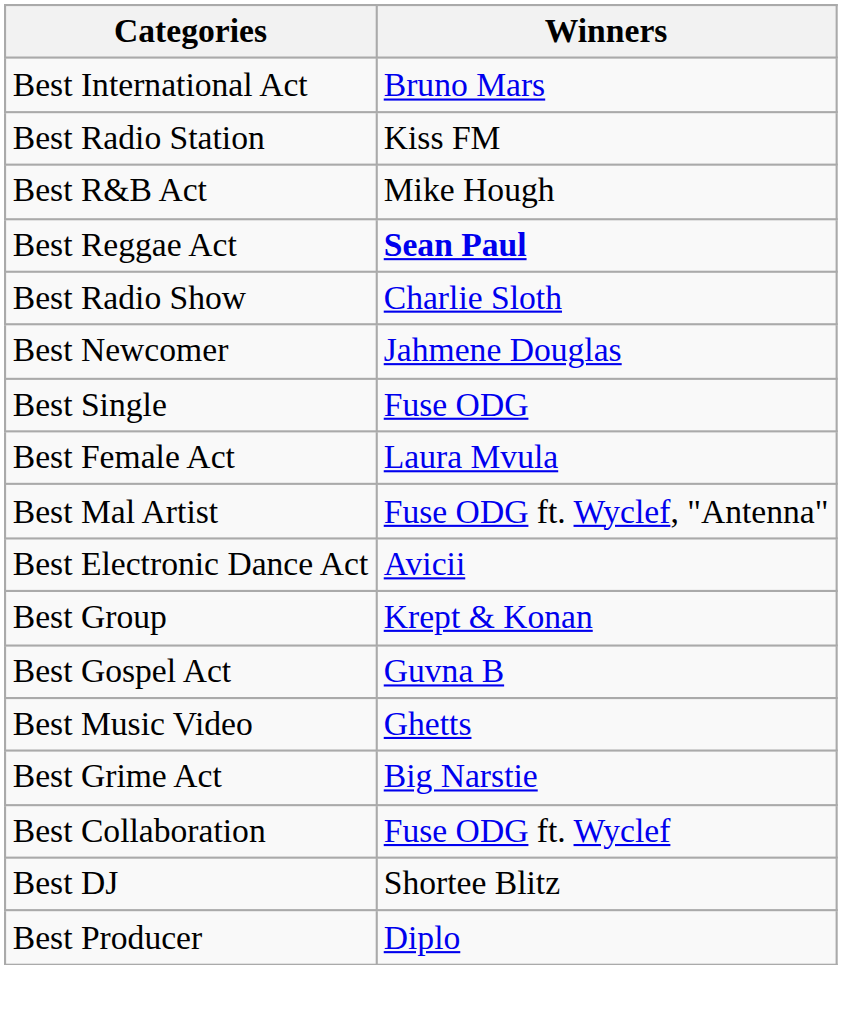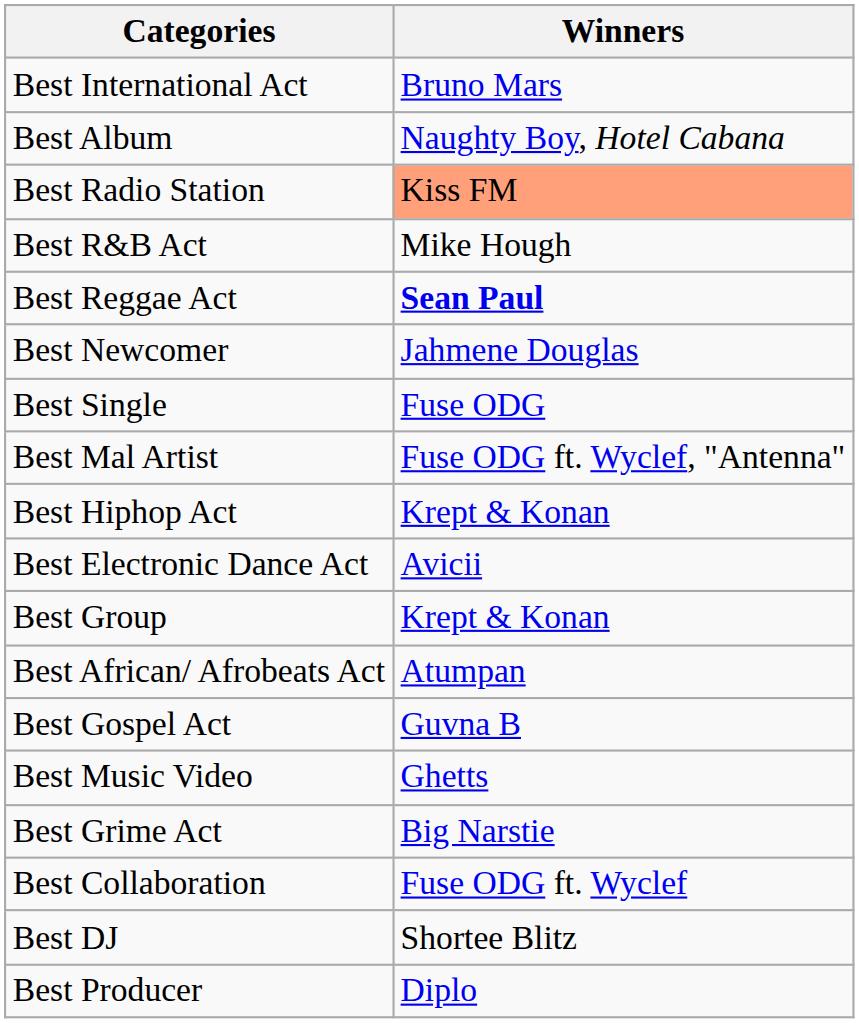+ row: (93, 137)
(442, 137) no background -> (459, 191) lightsalmon background
- row: (129, 297)
- row: (124, 457)
+ row: (125, 510)
+ row: (199, 670)
